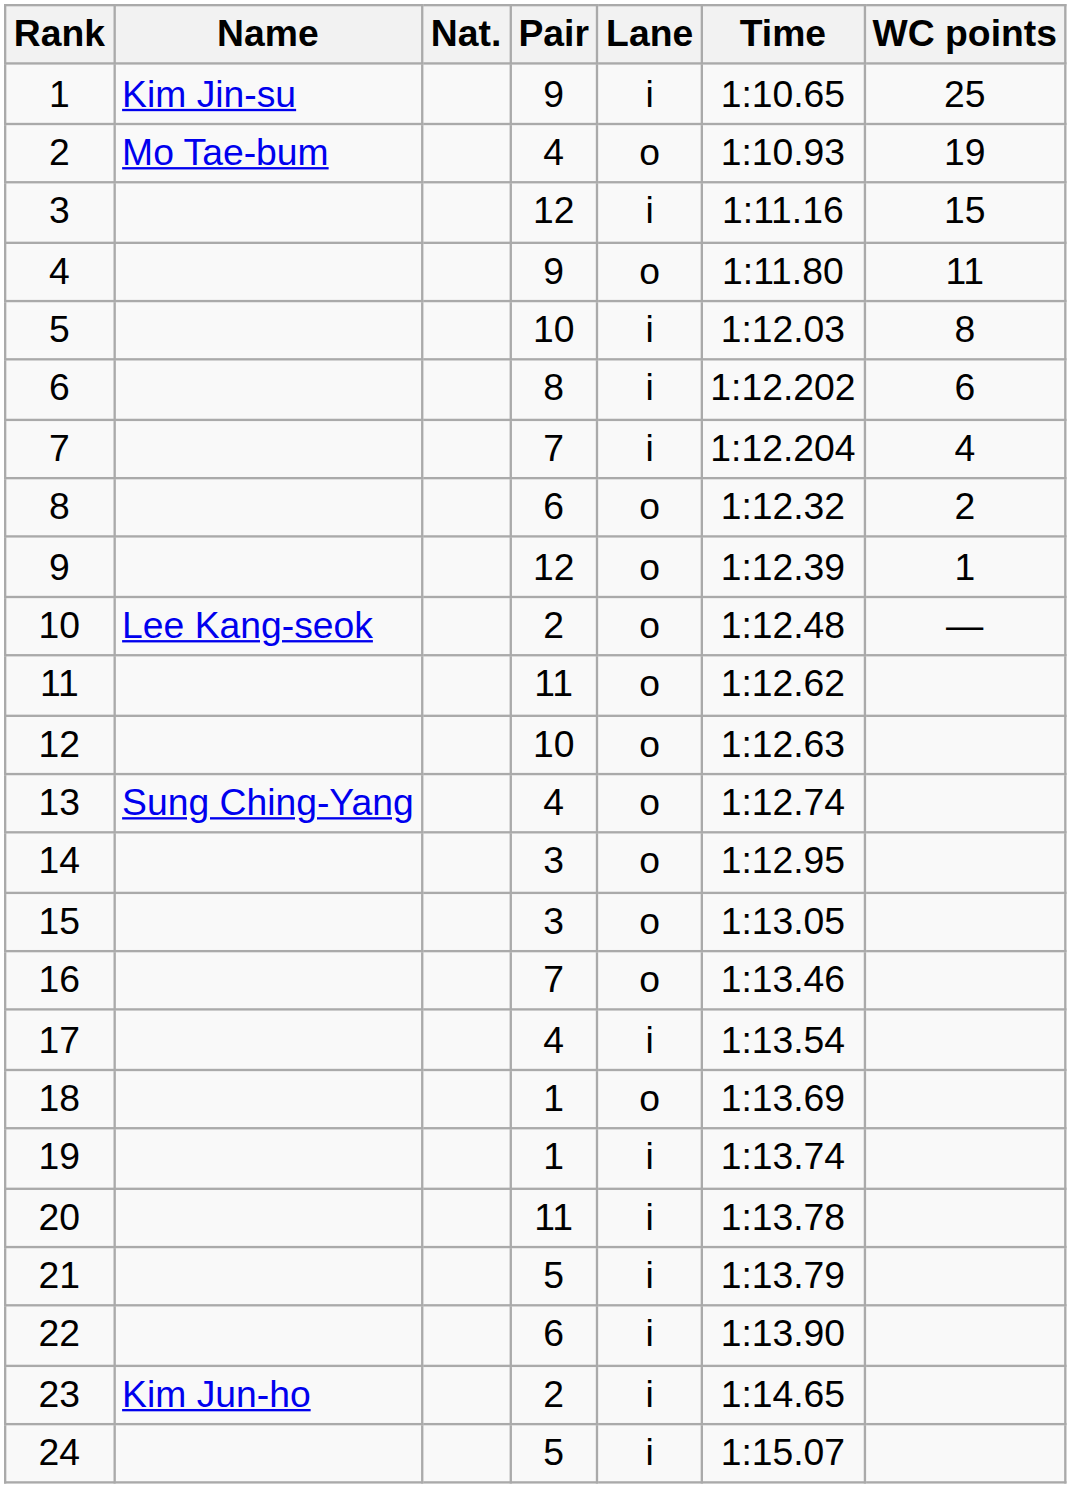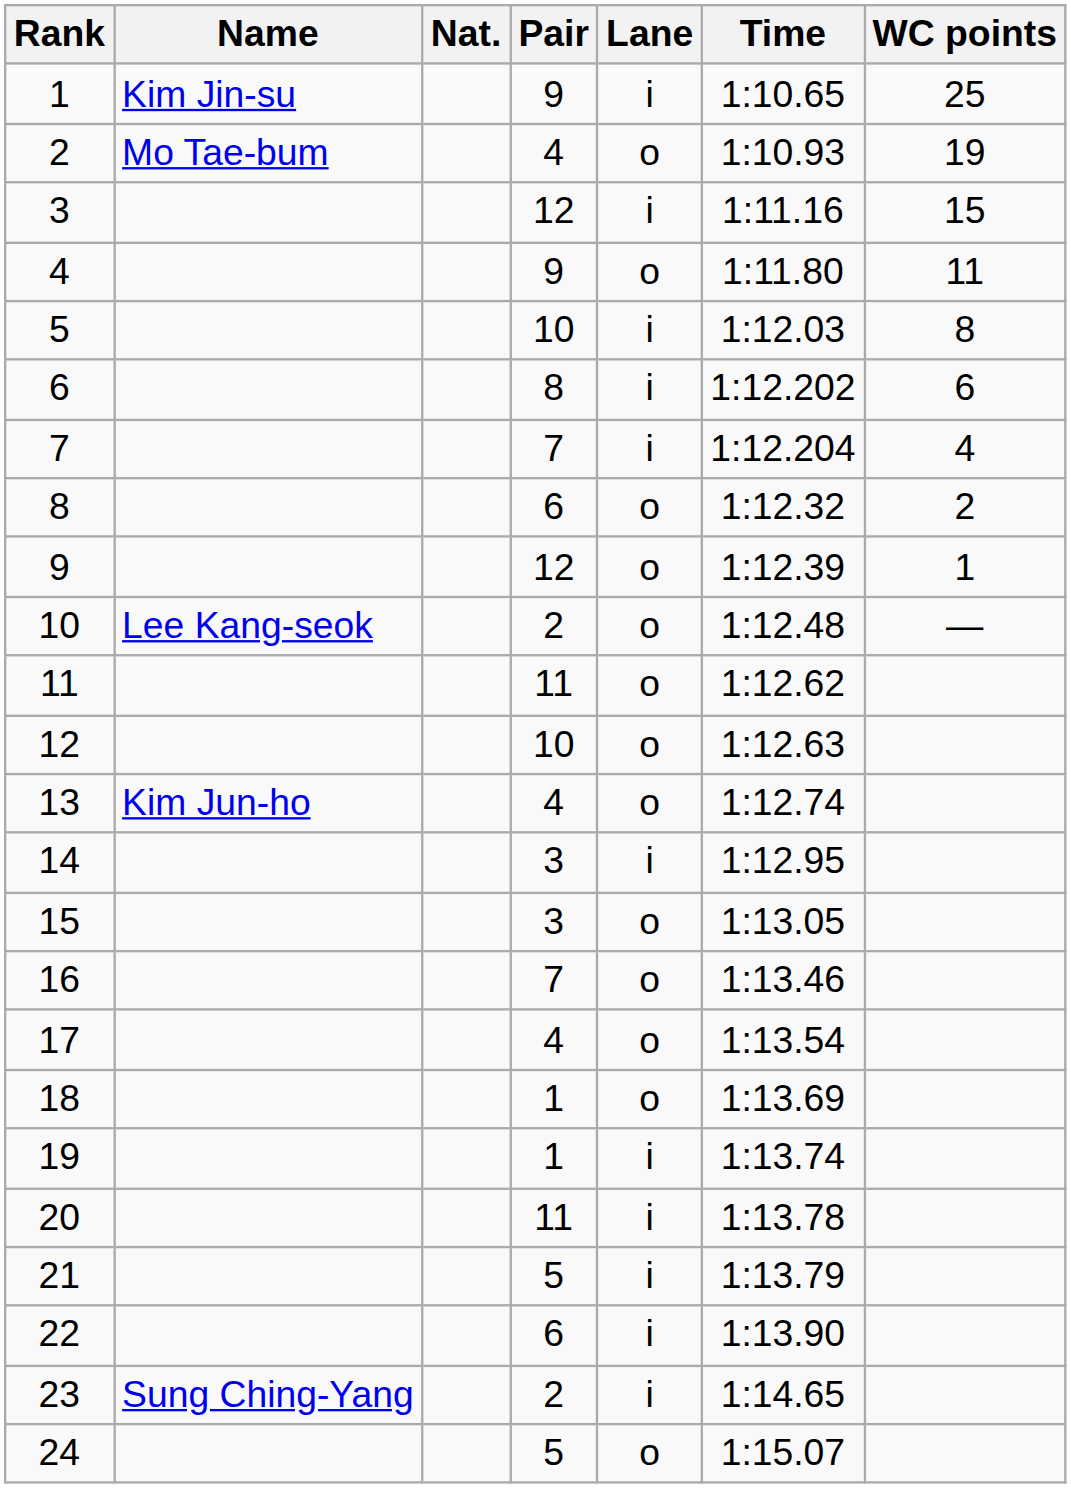(268, 802) Sung Ching-Yang -> (216, 802) Kim Jun-ho
(650, 861) o -> (650, 861) i
(650, 1039) i -> (650, 1039) o
(216, 1393) Kim Jun-ho -> (268, 1393) Sung Ching-Yang
(650, 1453) i -> (650, 1453) o
